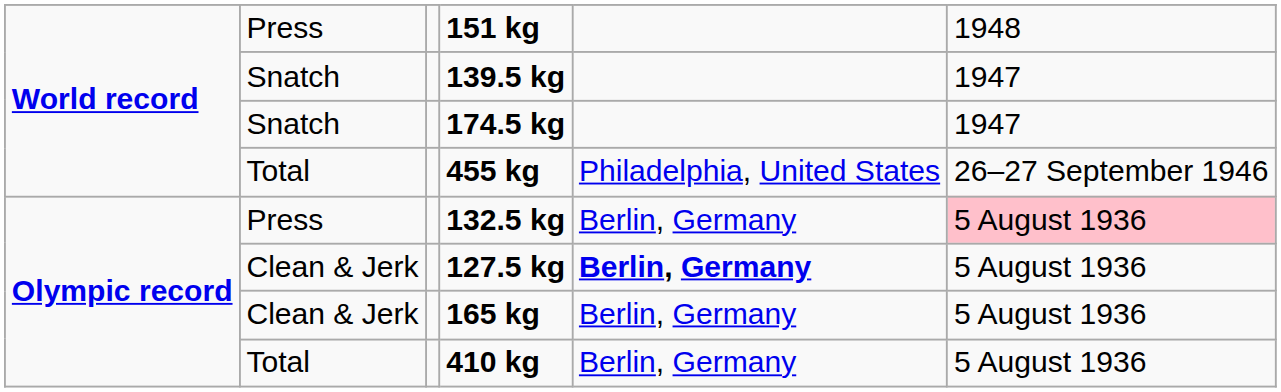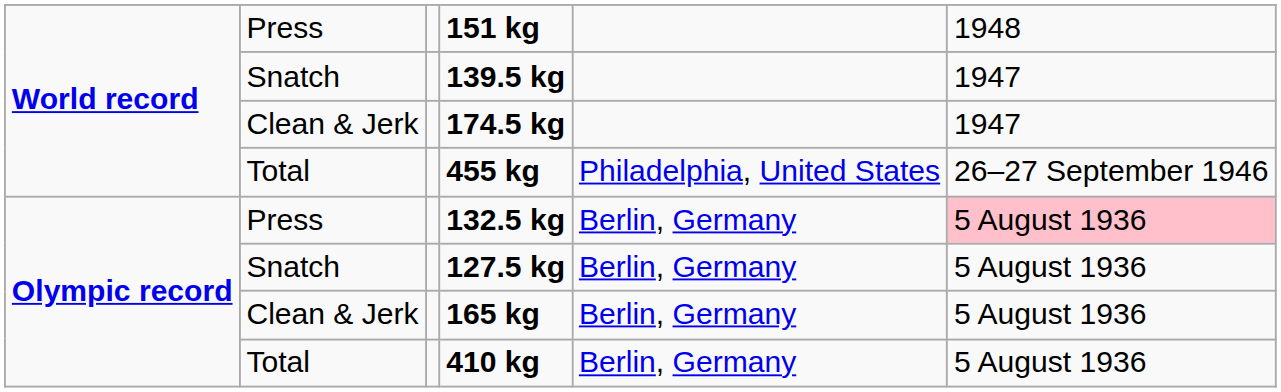(293, 123) Snatch -> (333, 123) Clean & Jerk
(333, 266) Clean & Jerk -> (293, 266) Snatch
(695, 266) bold -> (688, 266) normal
